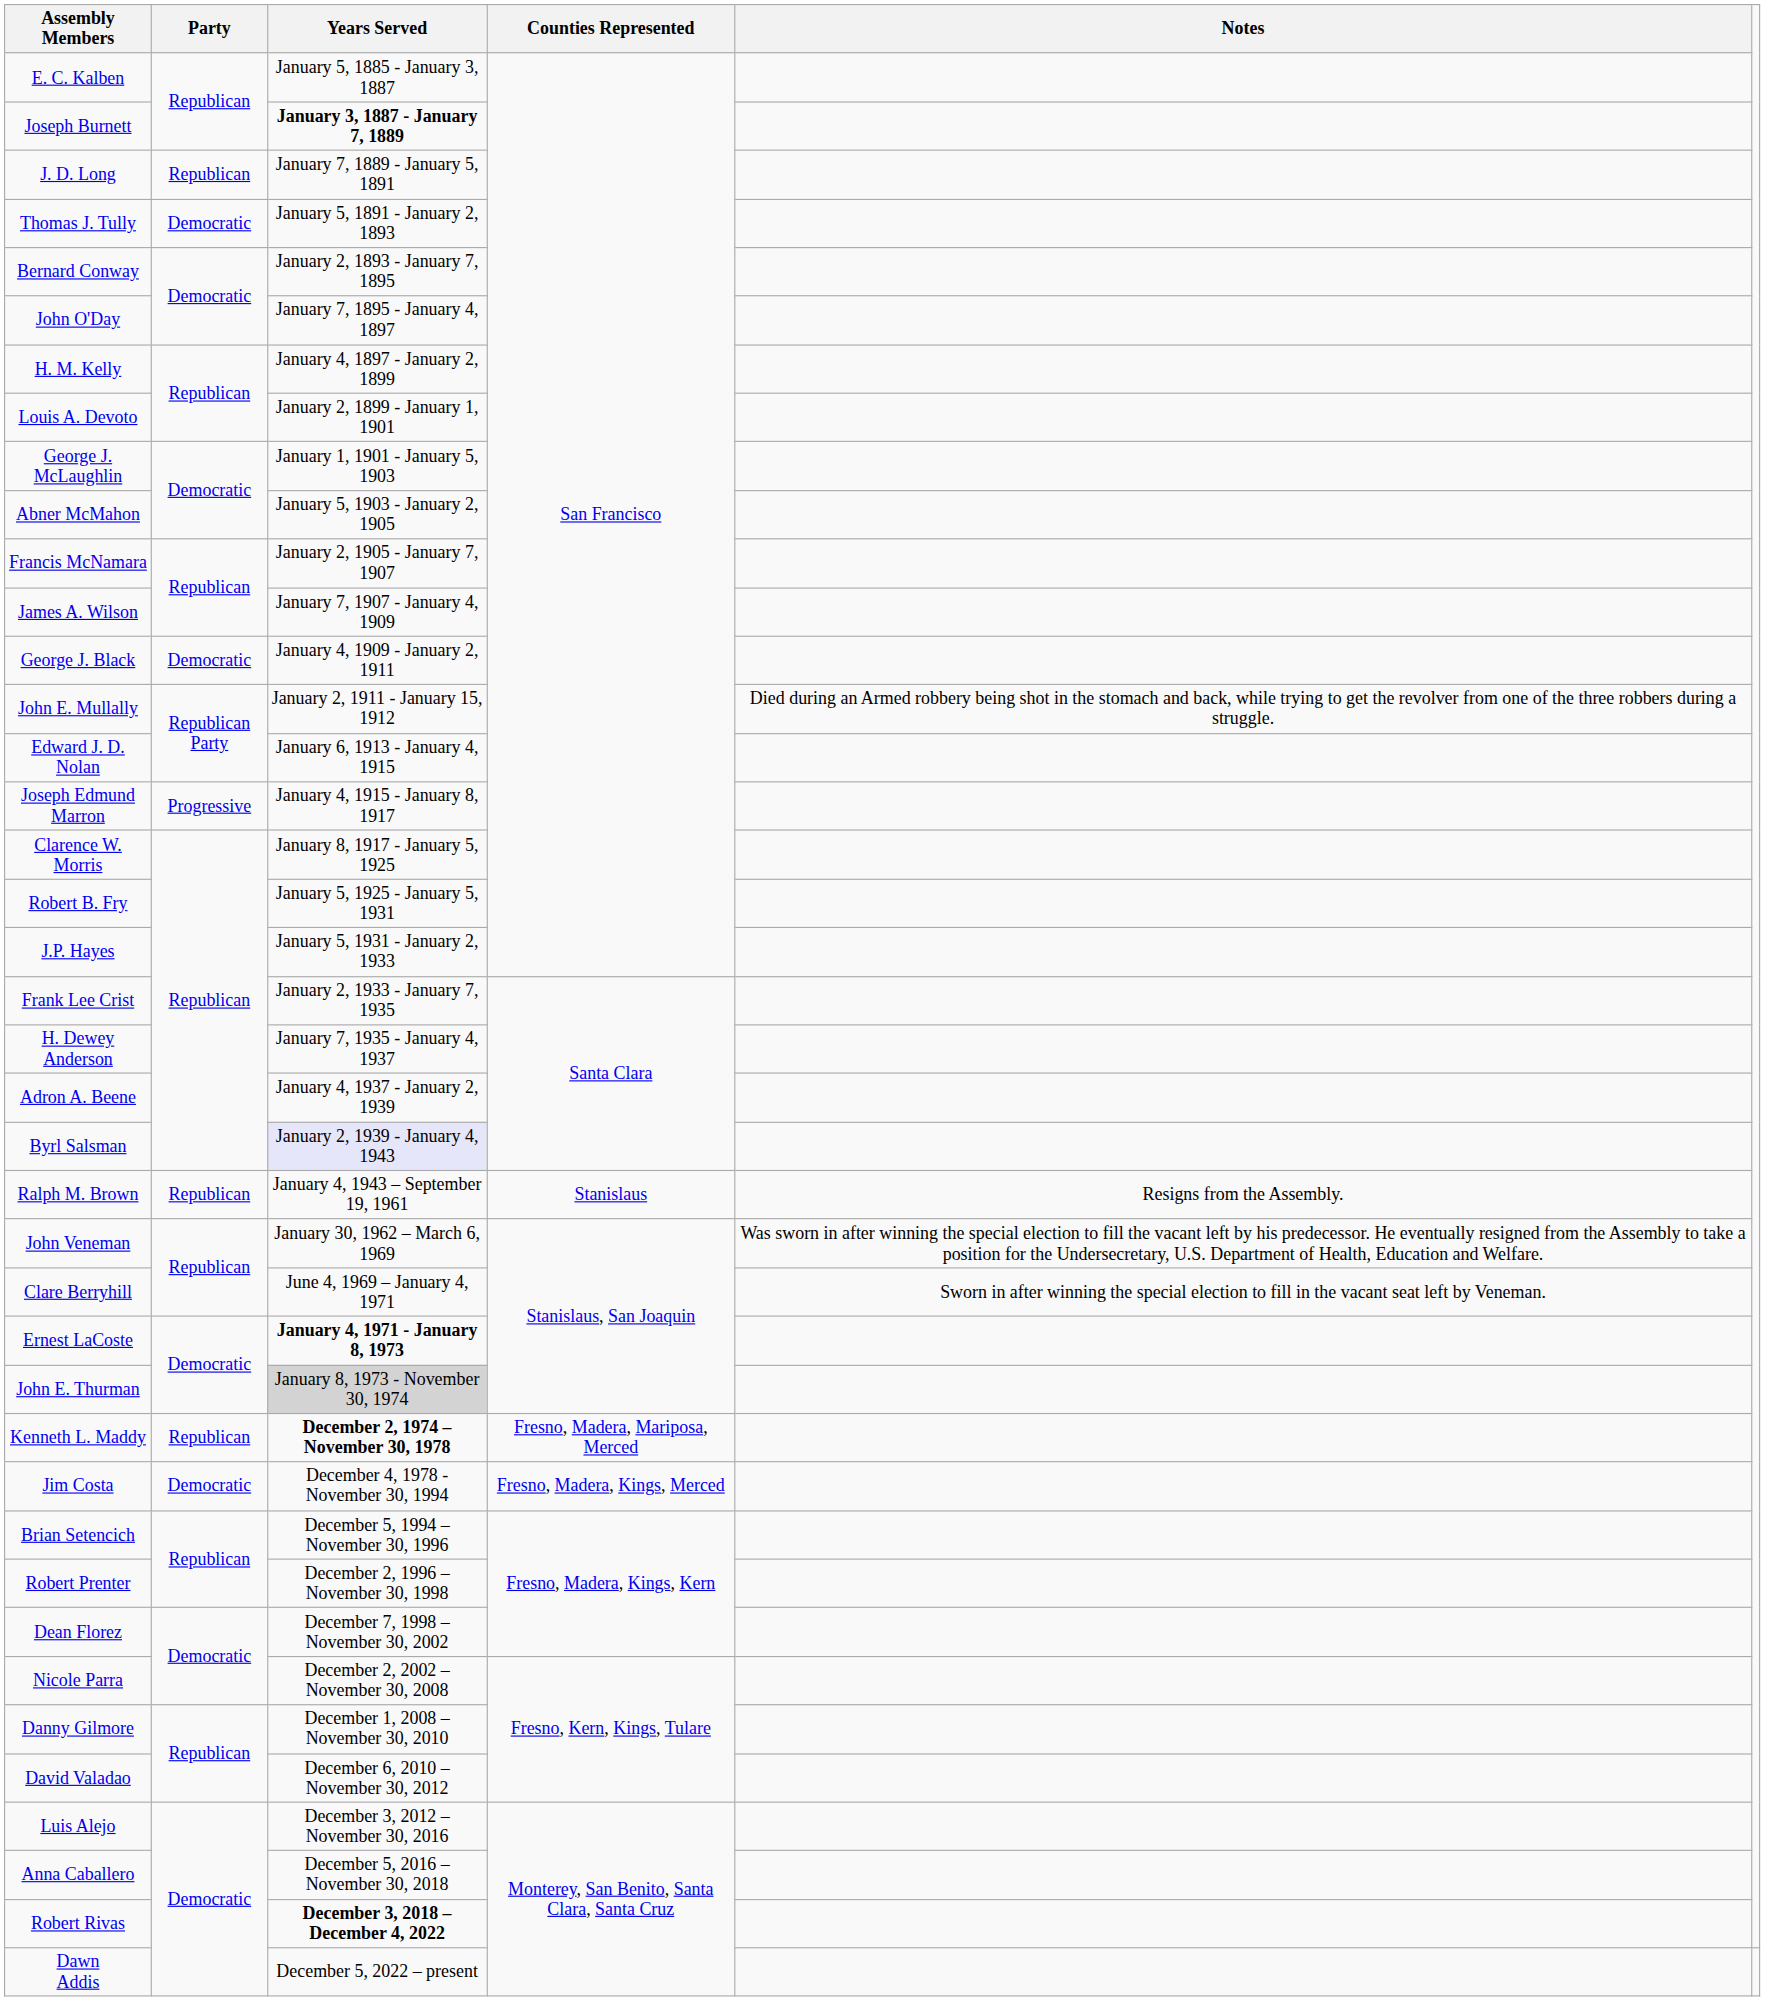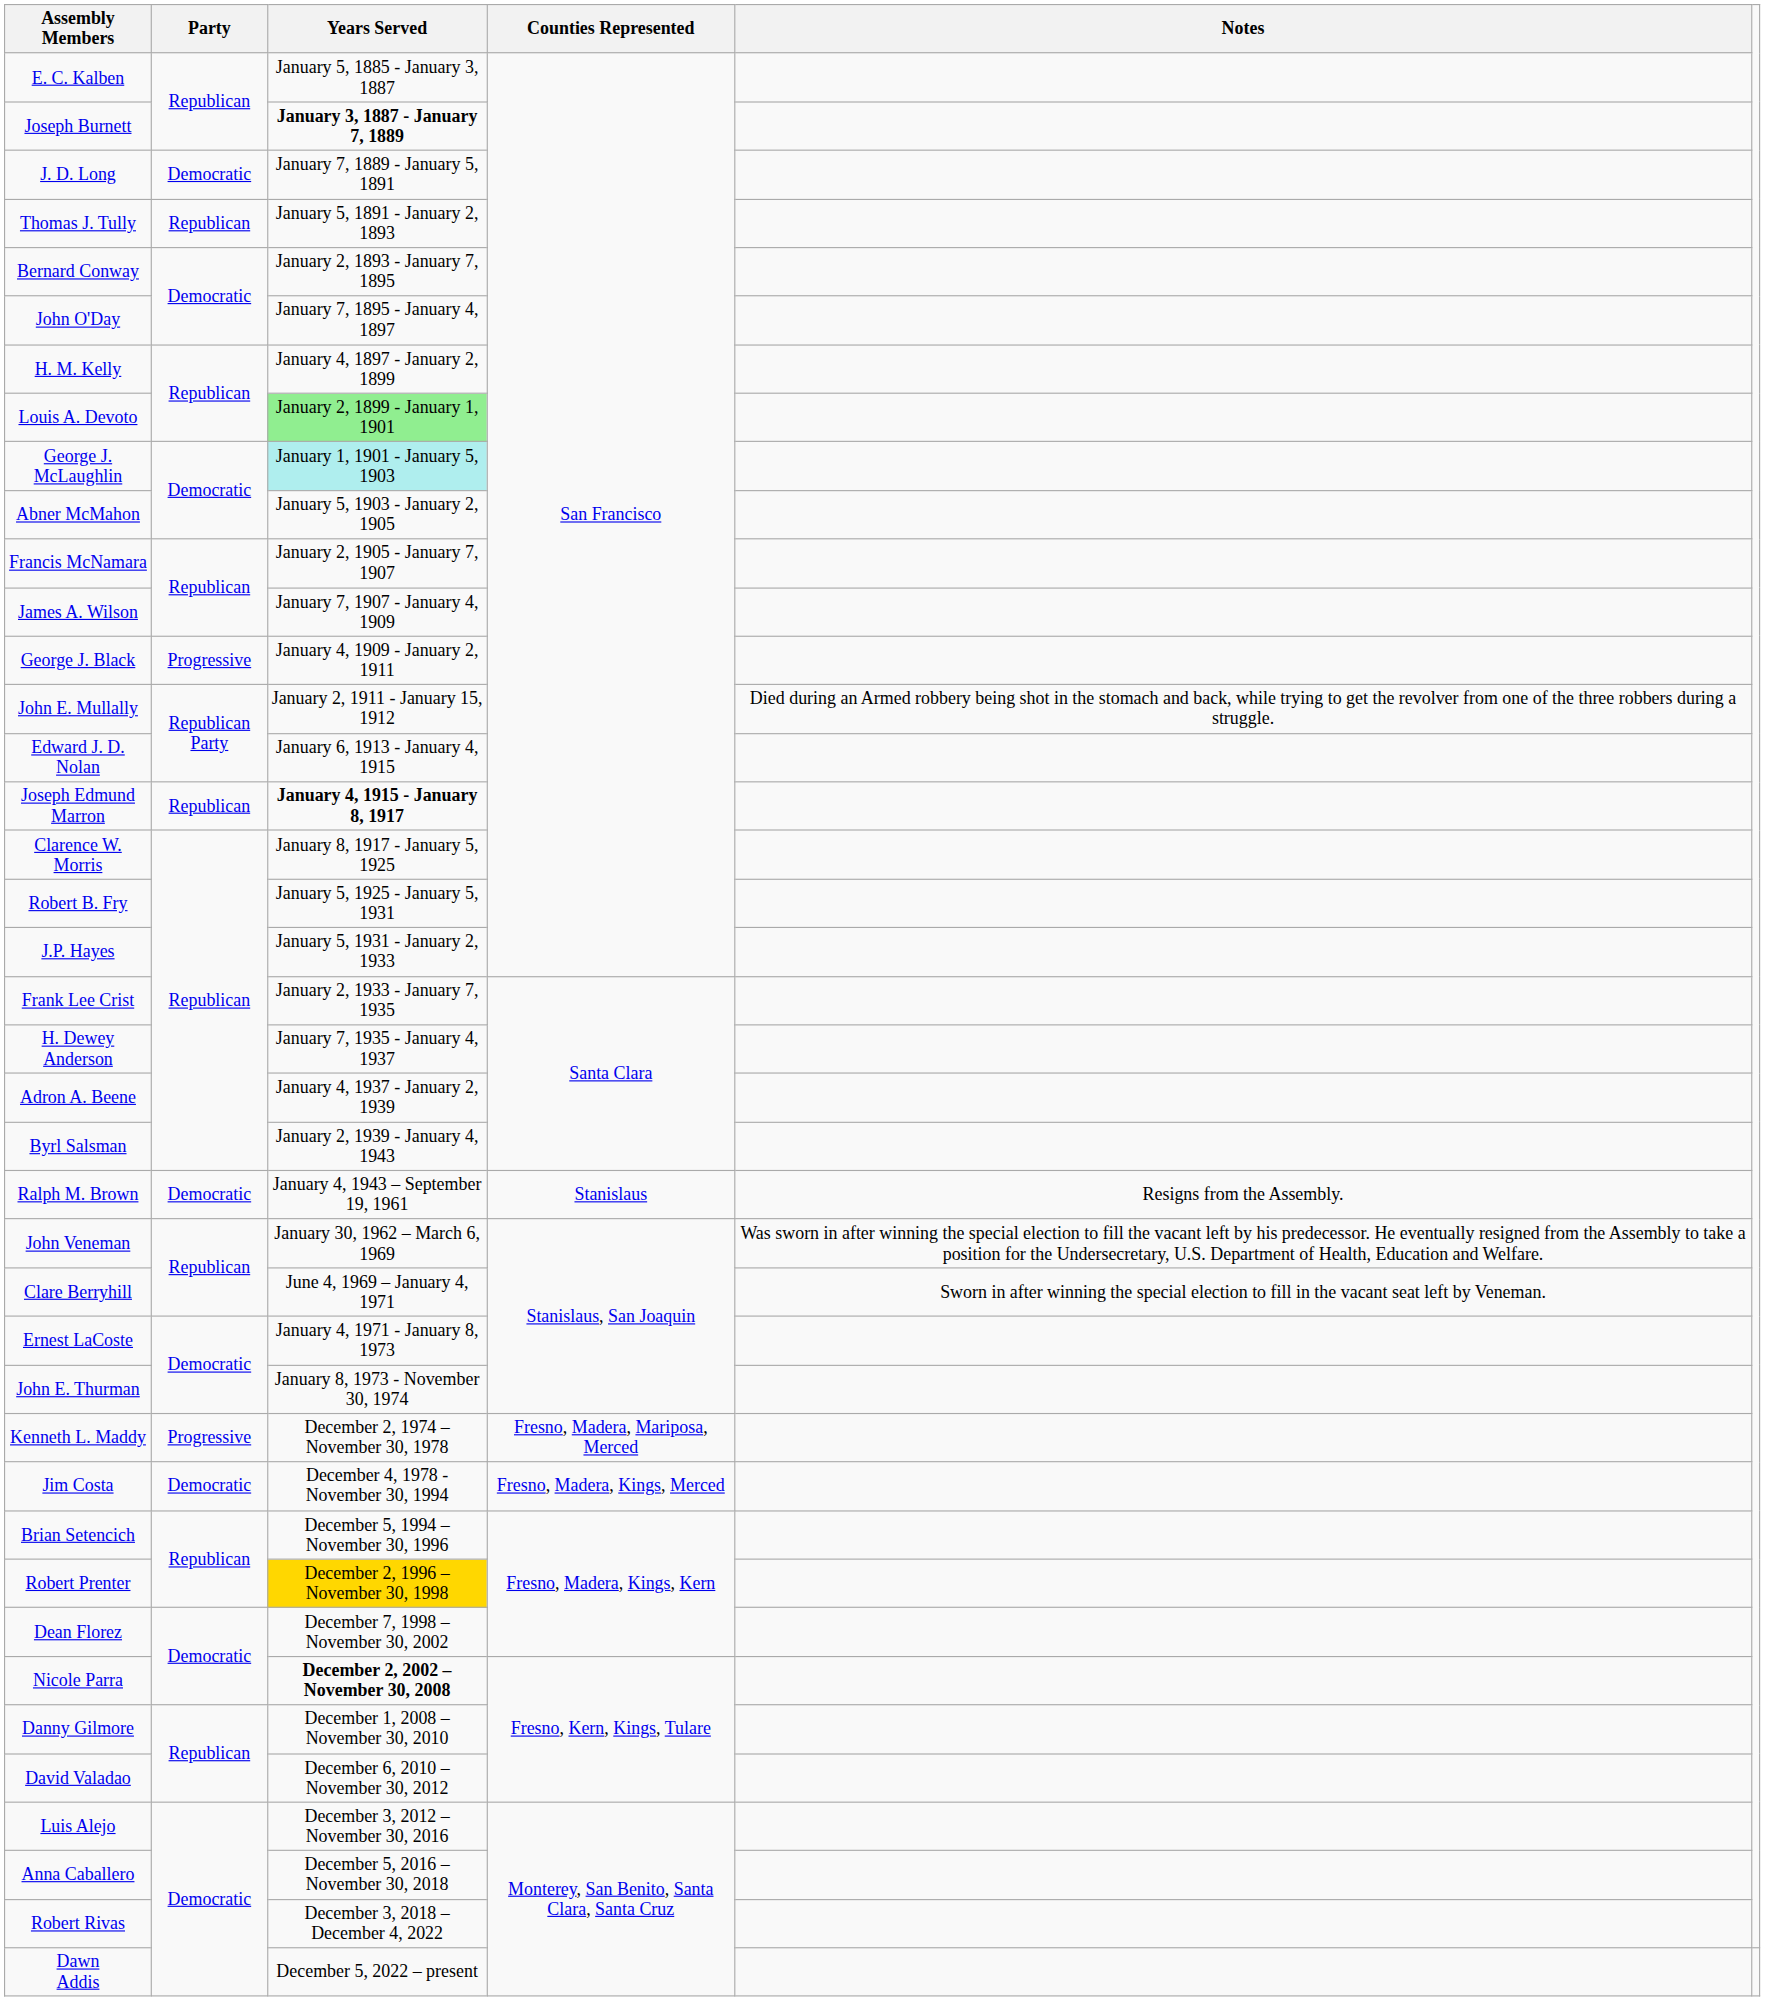(209, 174) Republican -> (209, 174) Democratic
(209, 223) Democratic -> (209, 223) Republican
(377, 417) no background -> (377, 417) lightgreen background
(377, 466) no background -> (377, 466) paleturquoise background
(209, 660) Democratic -> (209, 660) Progressive
(209, 806) Progressive -> (209, 806) Republican
(377, 806) normal -> (377, 806) bold
(377, 1146) lavender background -> (377, 1146) no background
(209, 1194) Republican -> (209, 1194) Democratic
(377, 1340) bold -> (377, 1340) normal
(377, 1389) lightgrey background -> (377, 1389) no background
(209, 1437) Republican -> (209, 1437) Progressive
(377, 1437) bold -> (377, 1437) normal
(377, 1583) no background -> (377, 1583) gold background
(377, 1680) normal -> (377, 1680) bold
(377, 1923) bold -> (377, 1923) normal
